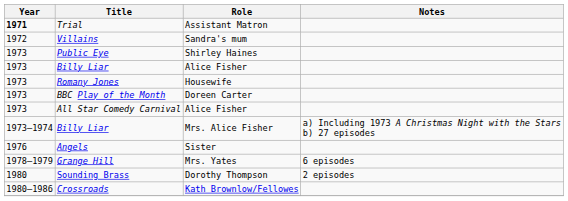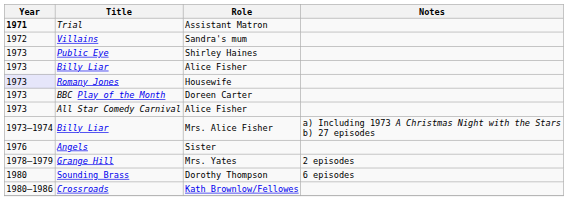(17, 81) no background -> (17, 81) lavender background
(329, 161) 6 episodes -> (329, 161) 2 episodes
(329, 175) 2 episodes -> (329, 175) 6 episodes
